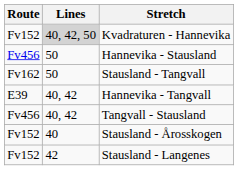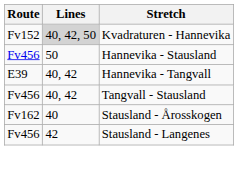- row: (154, 74)
(23, 134) Fv152 -> (23, 114) Fv162
(23, 154) Fv152 -> (23, 134) Fv456
